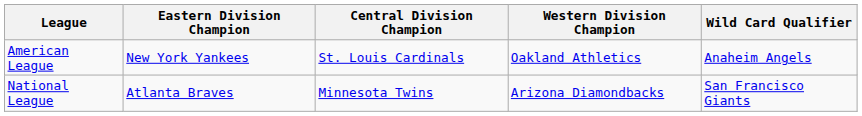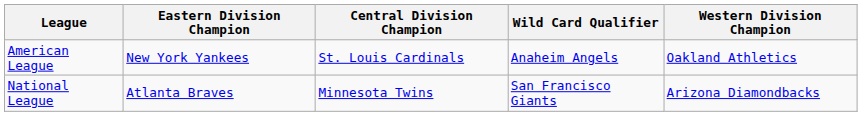columns swapped: (605, 22) <-> (779, 22)
